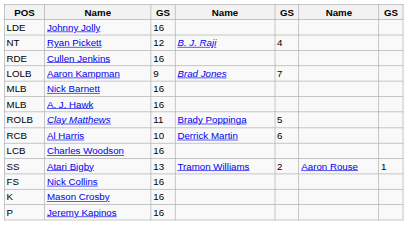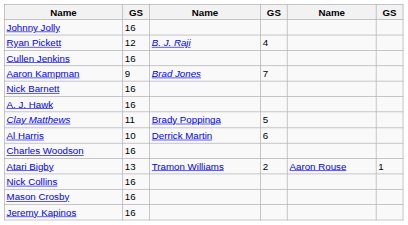- column: (24, 12)
